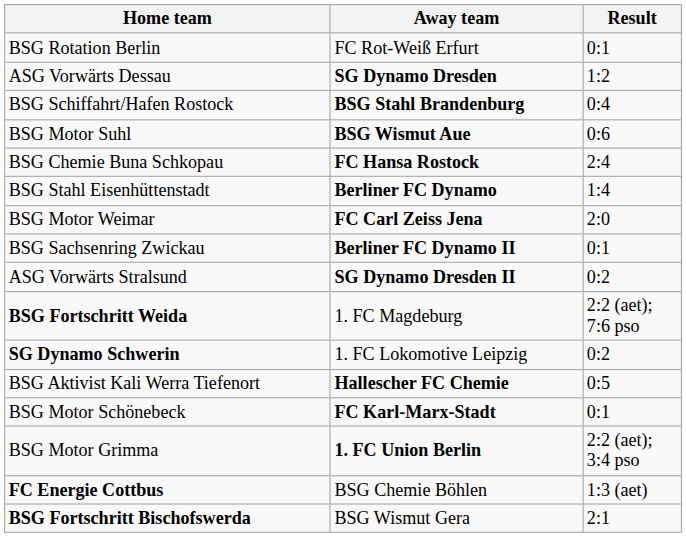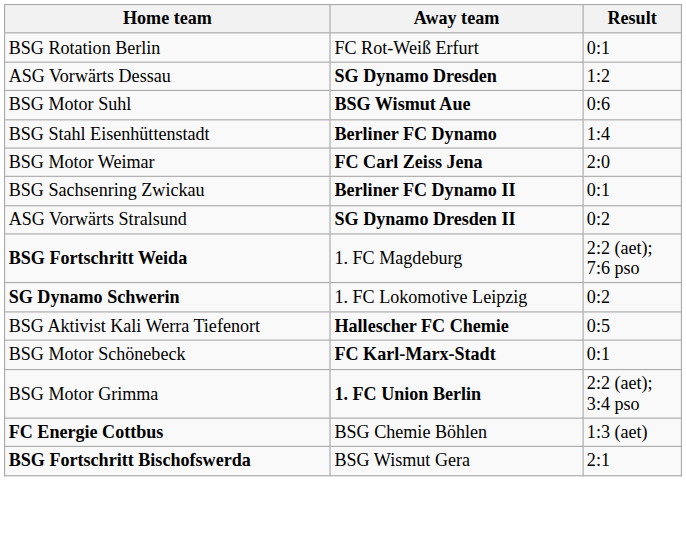- row: (121, 104)
- row: (116, 162)
